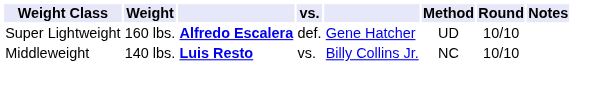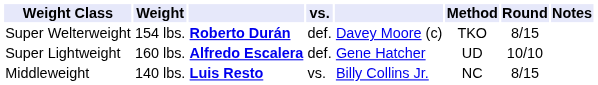+ row: (68, 33)
(501, 53) 10/10 -> (525, 74) 8/15
